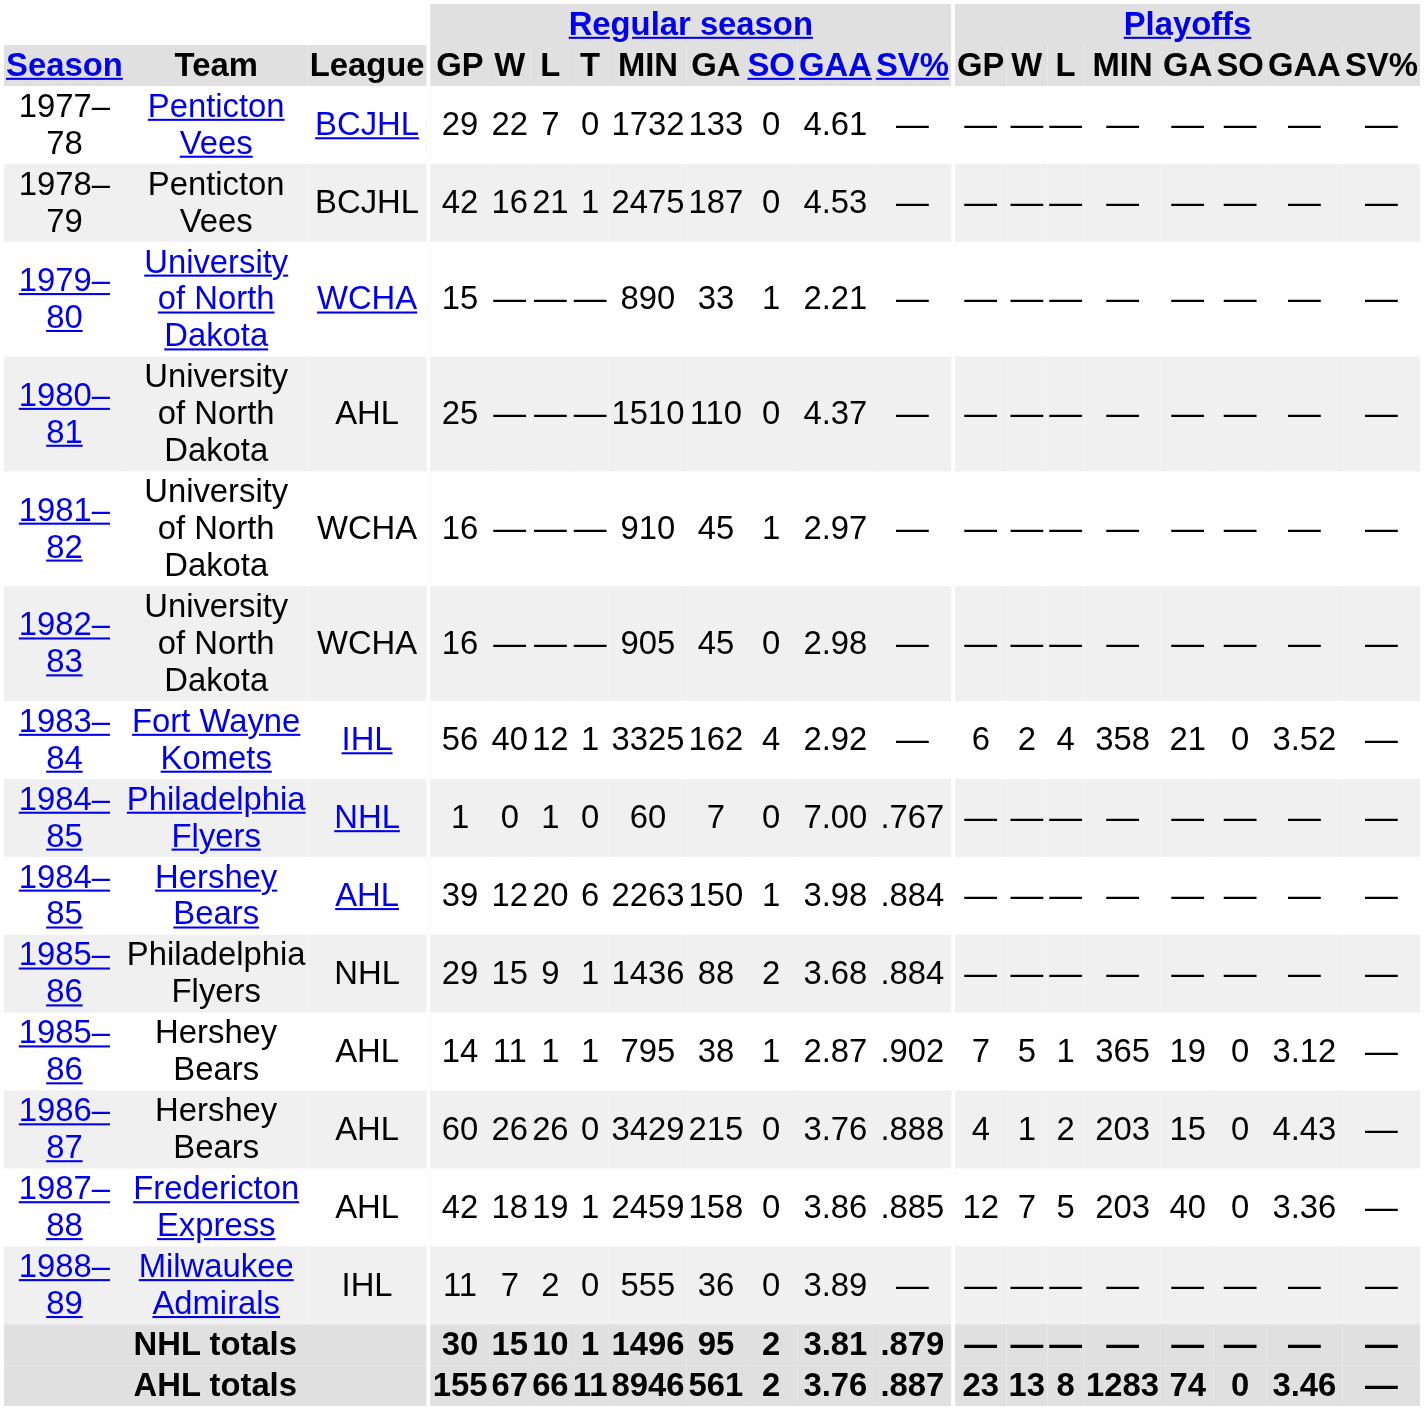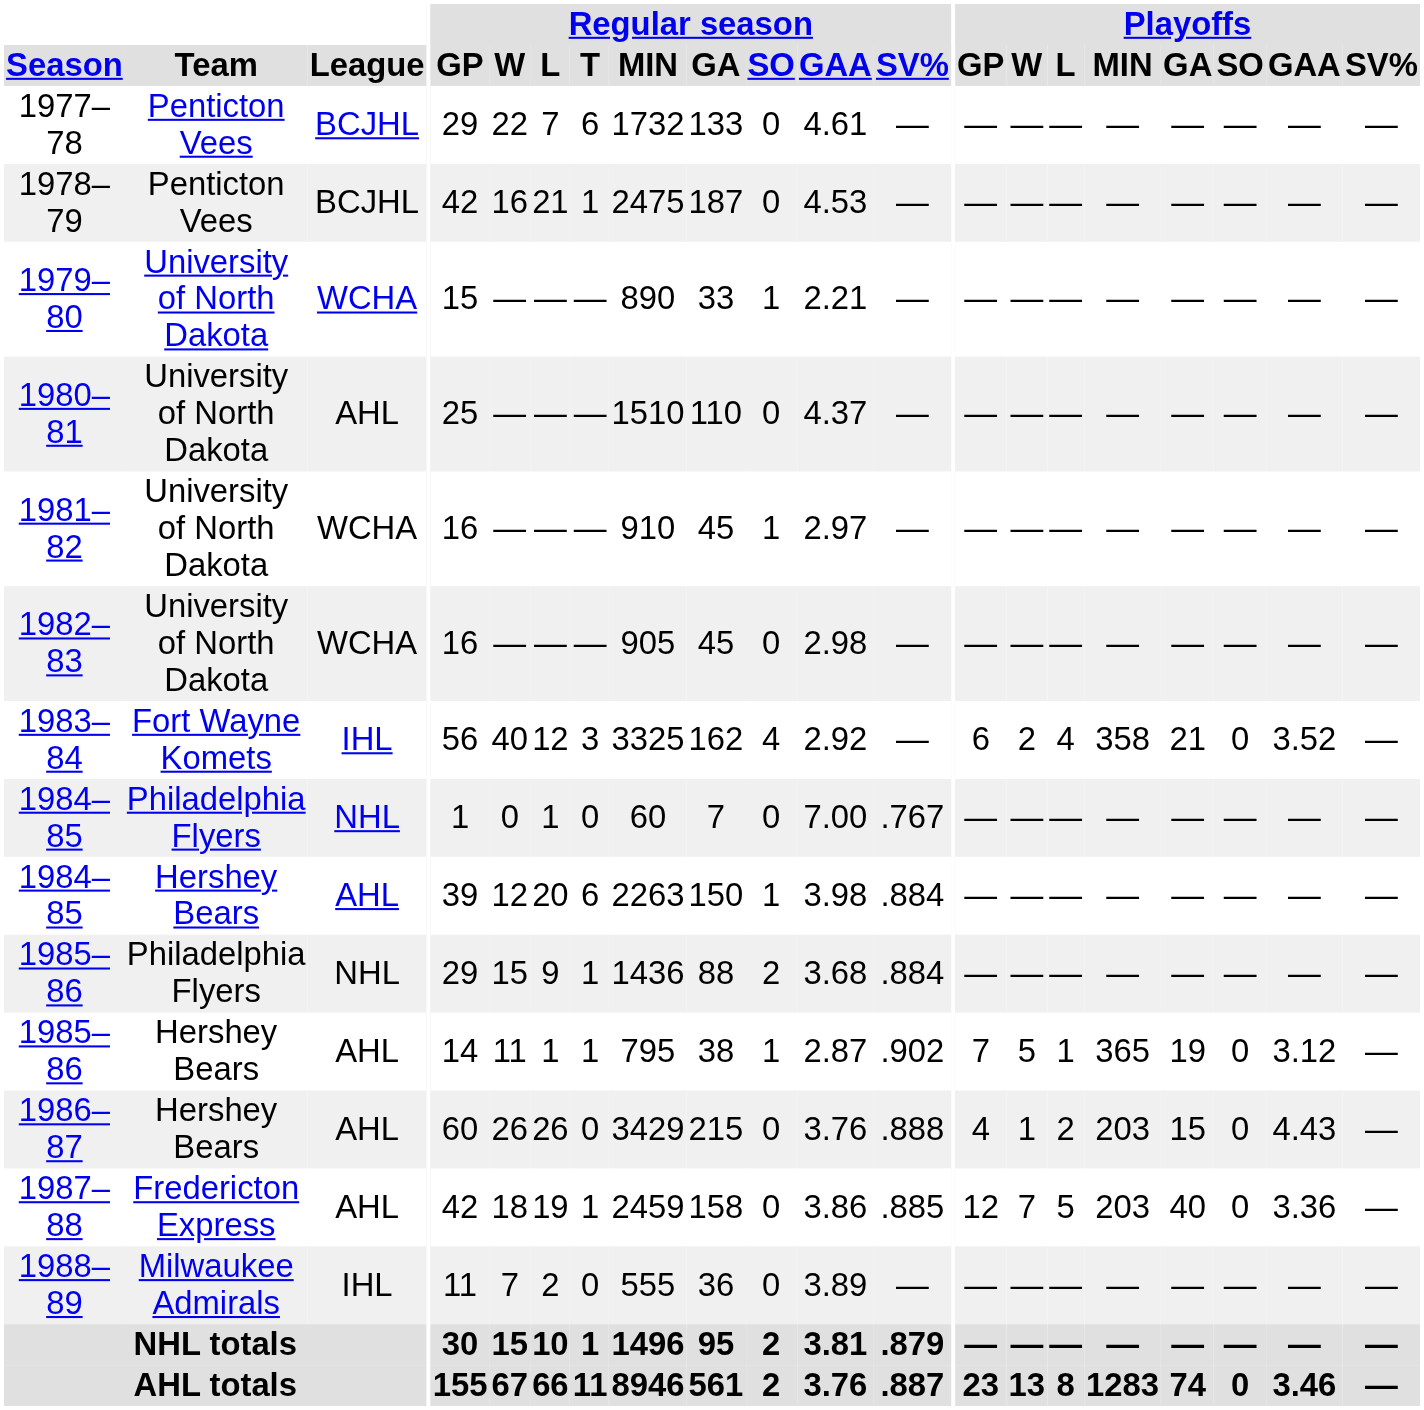(590, 124) 0 -> (590, 124) 6
(590, 739) 1 -> (590, 739) 3
